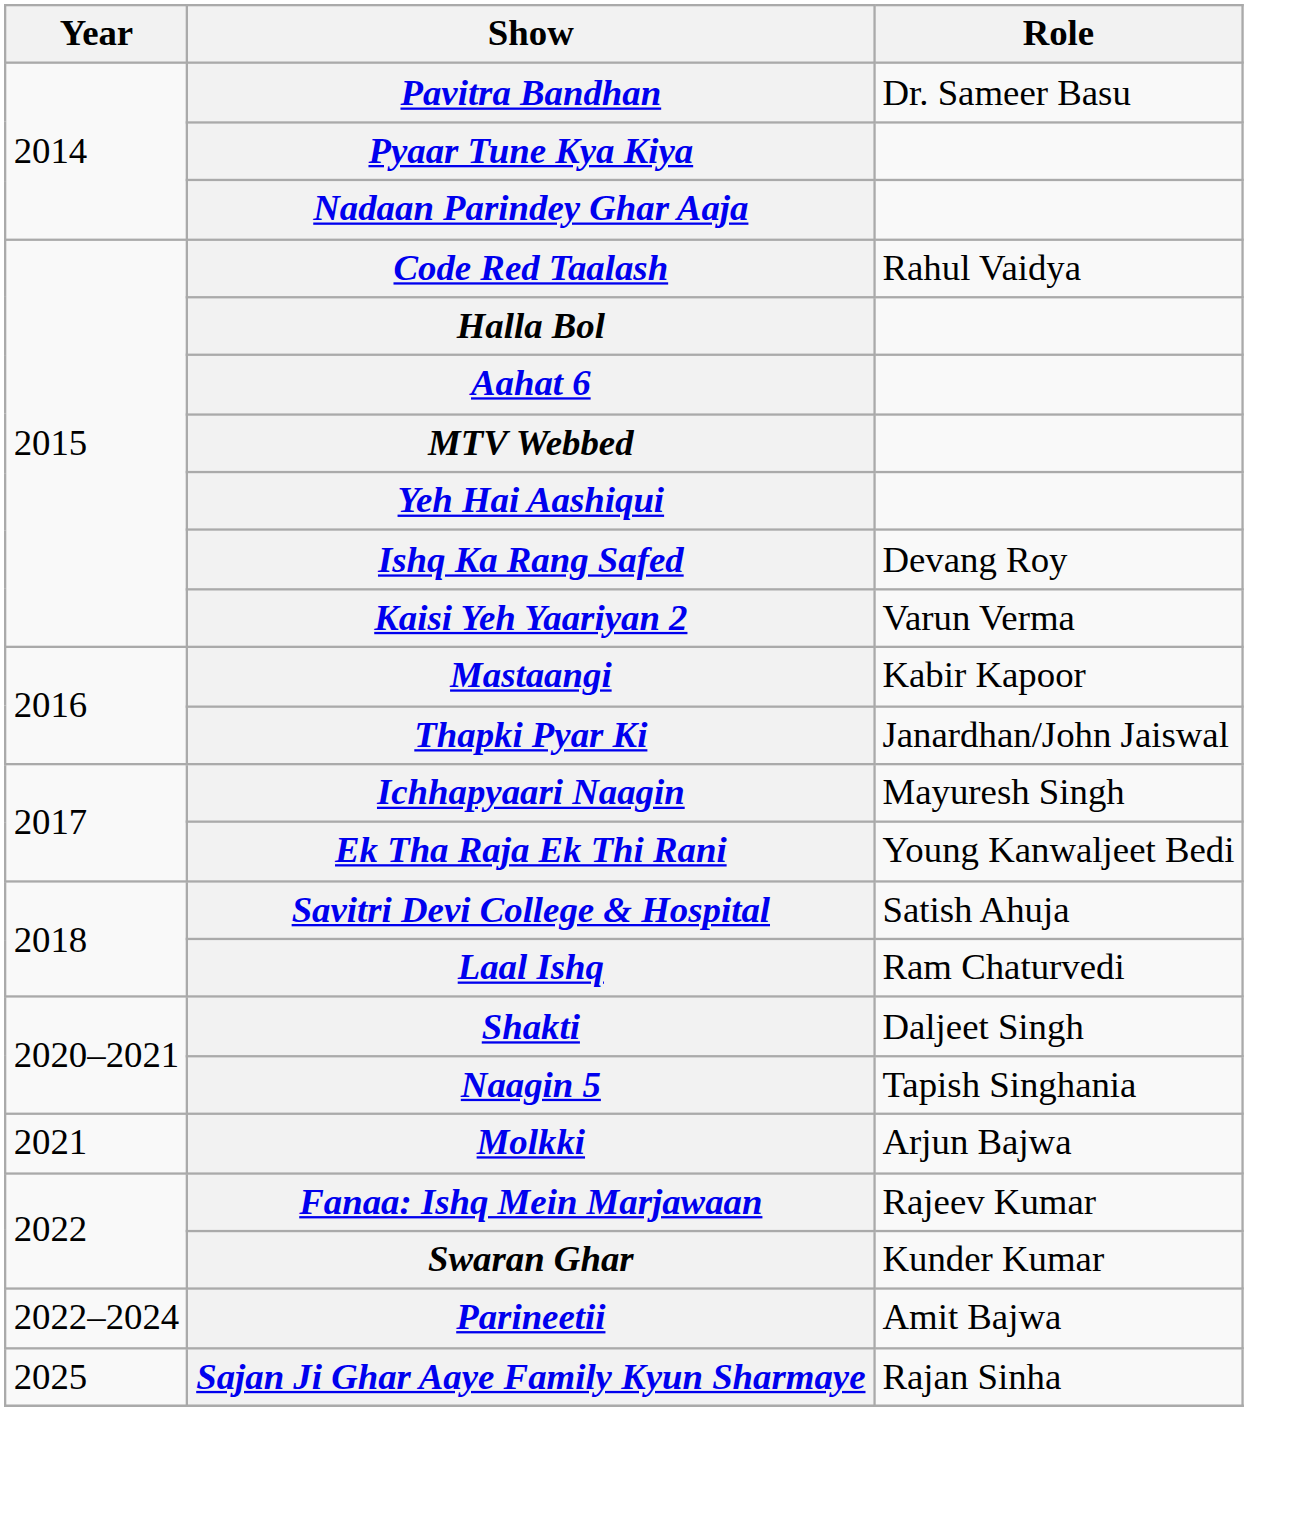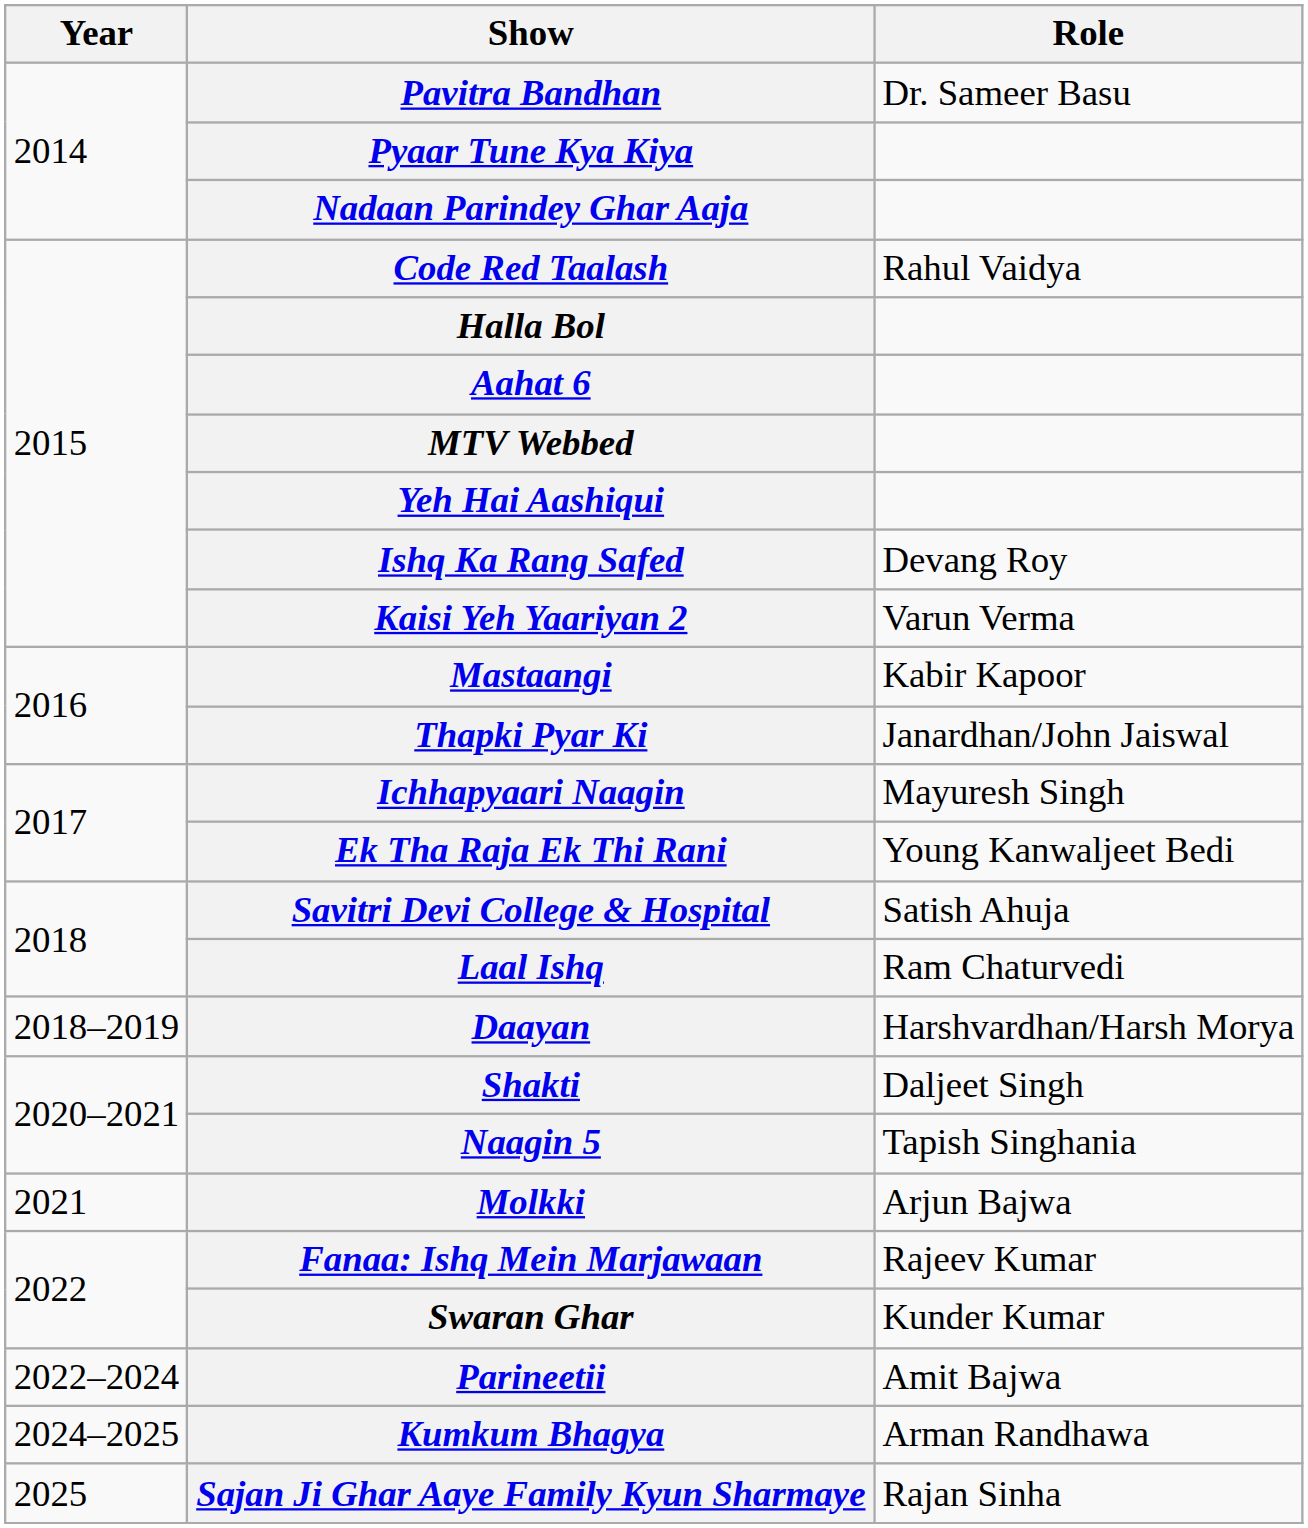+ row: (531, 1025)
+ row: (531, 1434)
